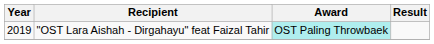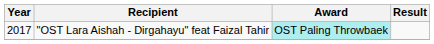(19, 30) 2019 -> (19, 30) 2017
